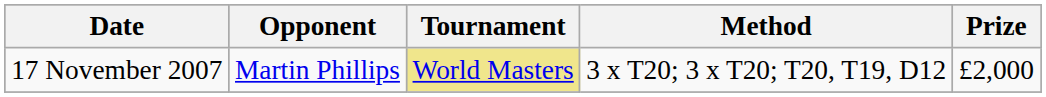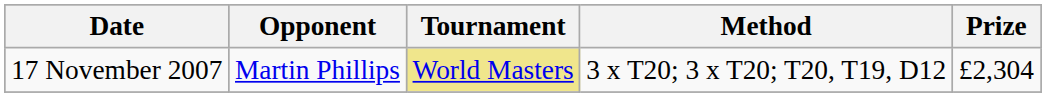(996, 69) £2,000 -> (996, 69) £2,304
